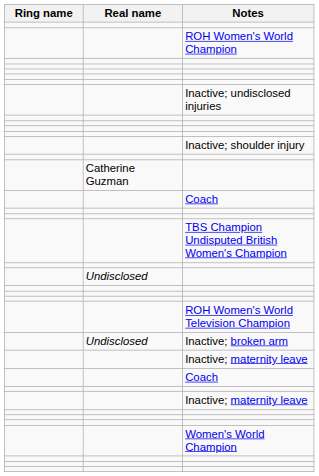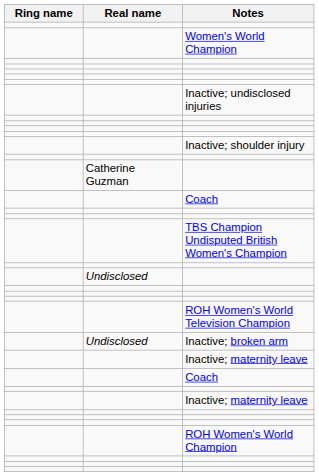rows swapped: (133, 43) <-> (133, 441)
